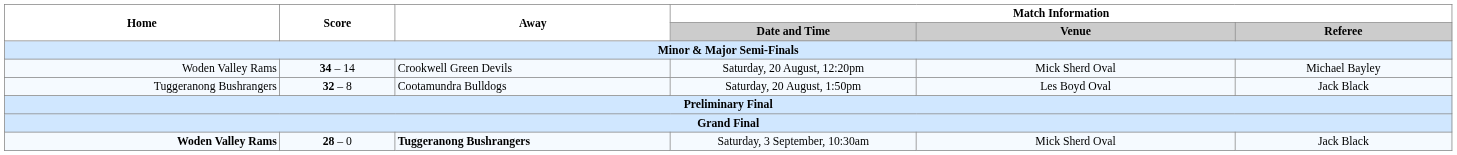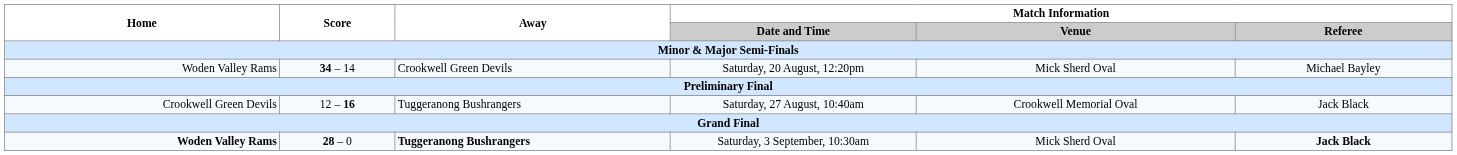- row: (793, 86)
+ row: (793, 104)
(1343, 141) normal -> (1343, 141) bold
